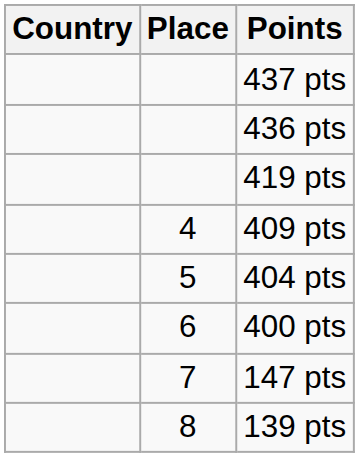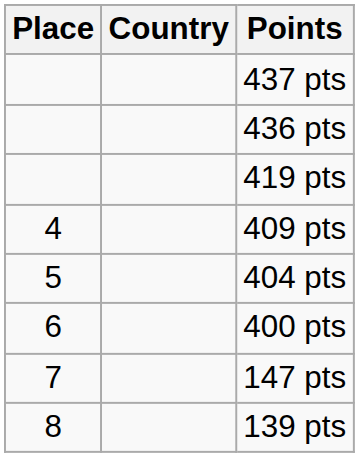columns swapped: (188, 29) <-> (72, 29)
